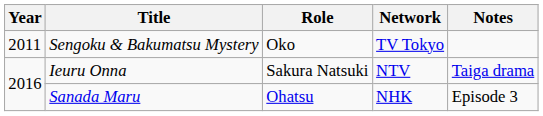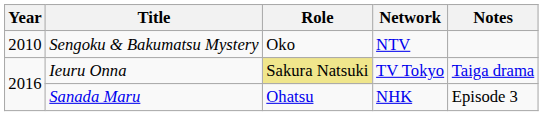(25, 44) 2011 -> (25, 44) 2010
(410, 44) TV Tokyo -> (393, 44) NTV
(317, 70) no background -> (317, 70) khaki background
(393, 70) NTV -> (410, 70) TV Tokyo
